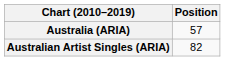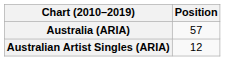(196, 47) 82 -> (196, 47) 12
